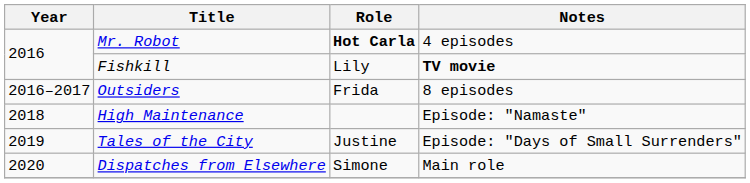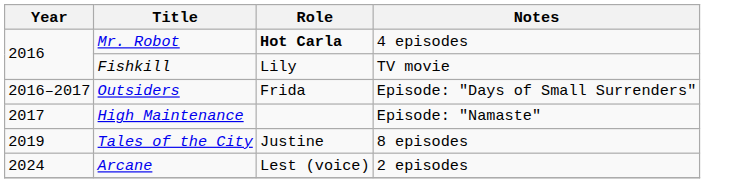(459, 67) bold -> (413, 67) normal
(468, 91) 8 episodes -> (537, 91) Episode: "Days of Small Surrenders"
(26, 116) 2018 -> (26, 116) 2017
(582, 141) Episode: "Days of Small Surrenders" -> (422, 141) 8 episodes
- row: (212, 166)
+ row: (125, 166)
